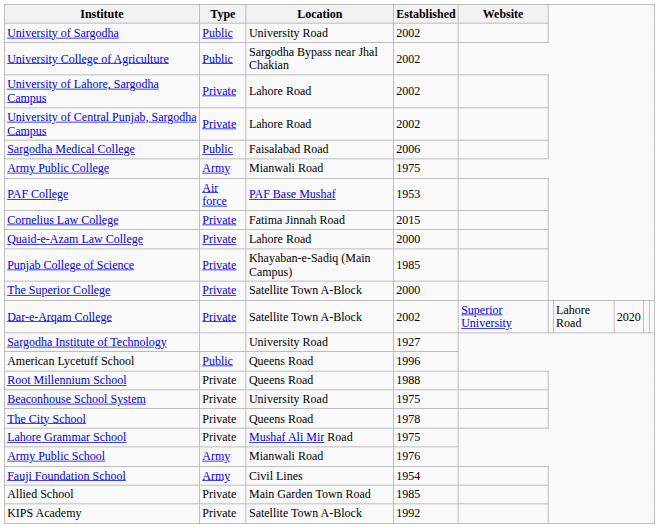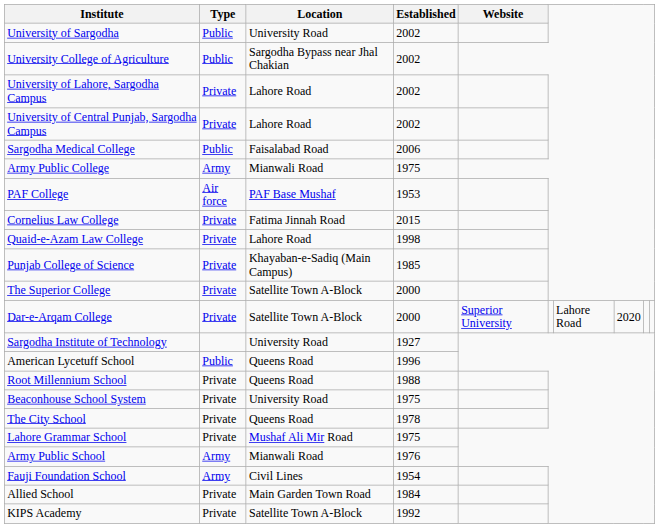(408, 239) 2000 -> (408, 239) 1998
(408, 316) 2002 -> (408, 316) 2000
(408, 494) 1985 -> (408, 494) 1984
